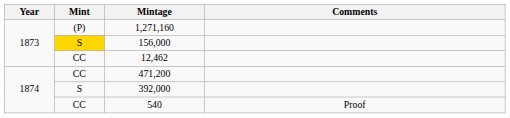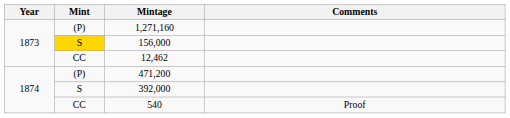(79, 74) CC -> (79, 74) (P)
